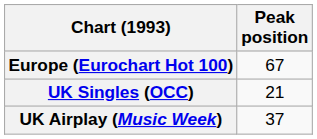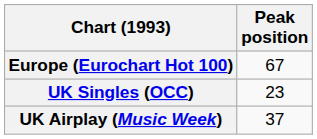(275, 92) 21 -> (275, 92) 23
